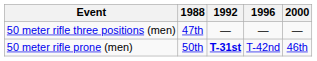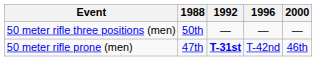(193, 30) 47th -> (193, 30) 50th
(193, 47) 50th -> (193, 47) 47th
